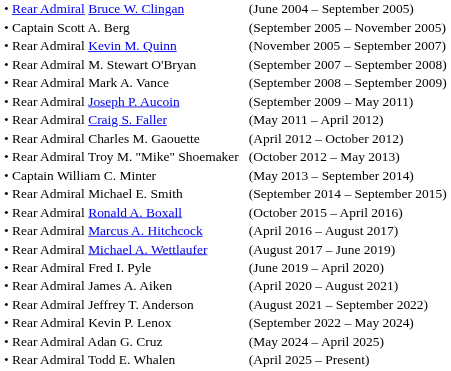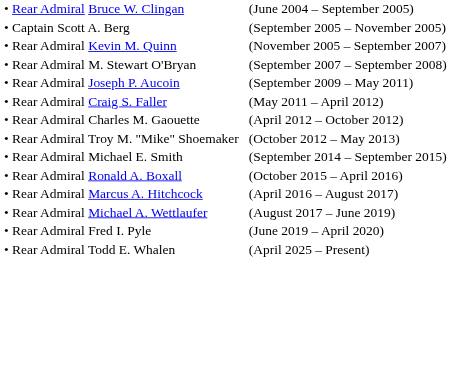- row: (80, 83)
- row: (73, 175)
- row: (81, 286)
- row: (92, 304)
- row: (81, 323)
- row: (76, 341)
